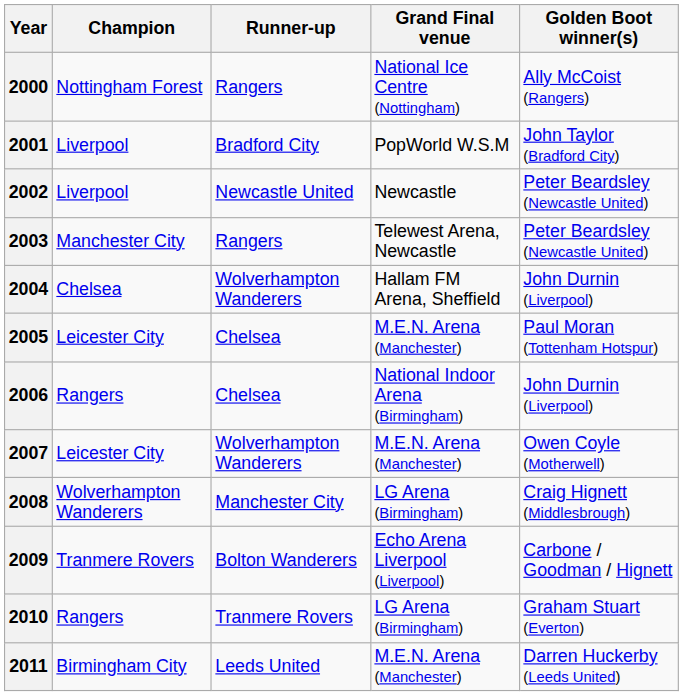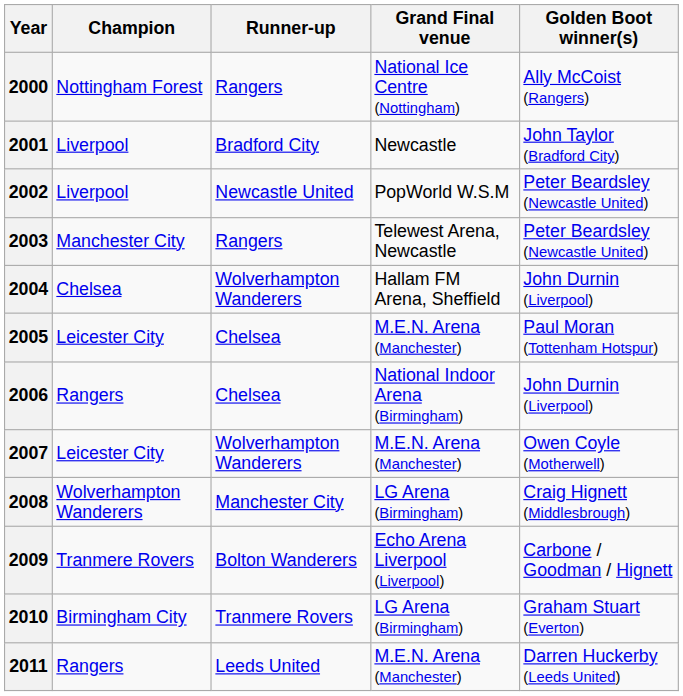(442, 144) PopWorld W.S.M -> (415, 144) Newcastle
(415, 192) Newcastle -> (442, 192) PopWorld W.S.M
(90, 618) Rangers -> (121, 618) Birmingham City
(121, 666) Birmingham City -> (90, 666) Rangers
